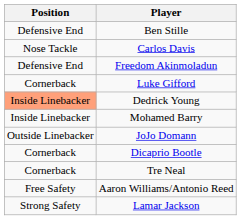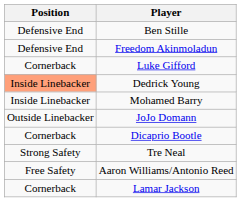- row: (166, 48)
(50, 170) Cornerback -> (50, 153) Strong Safety
(50, 205) Strong Safety -> (50, 188) Cornerback
